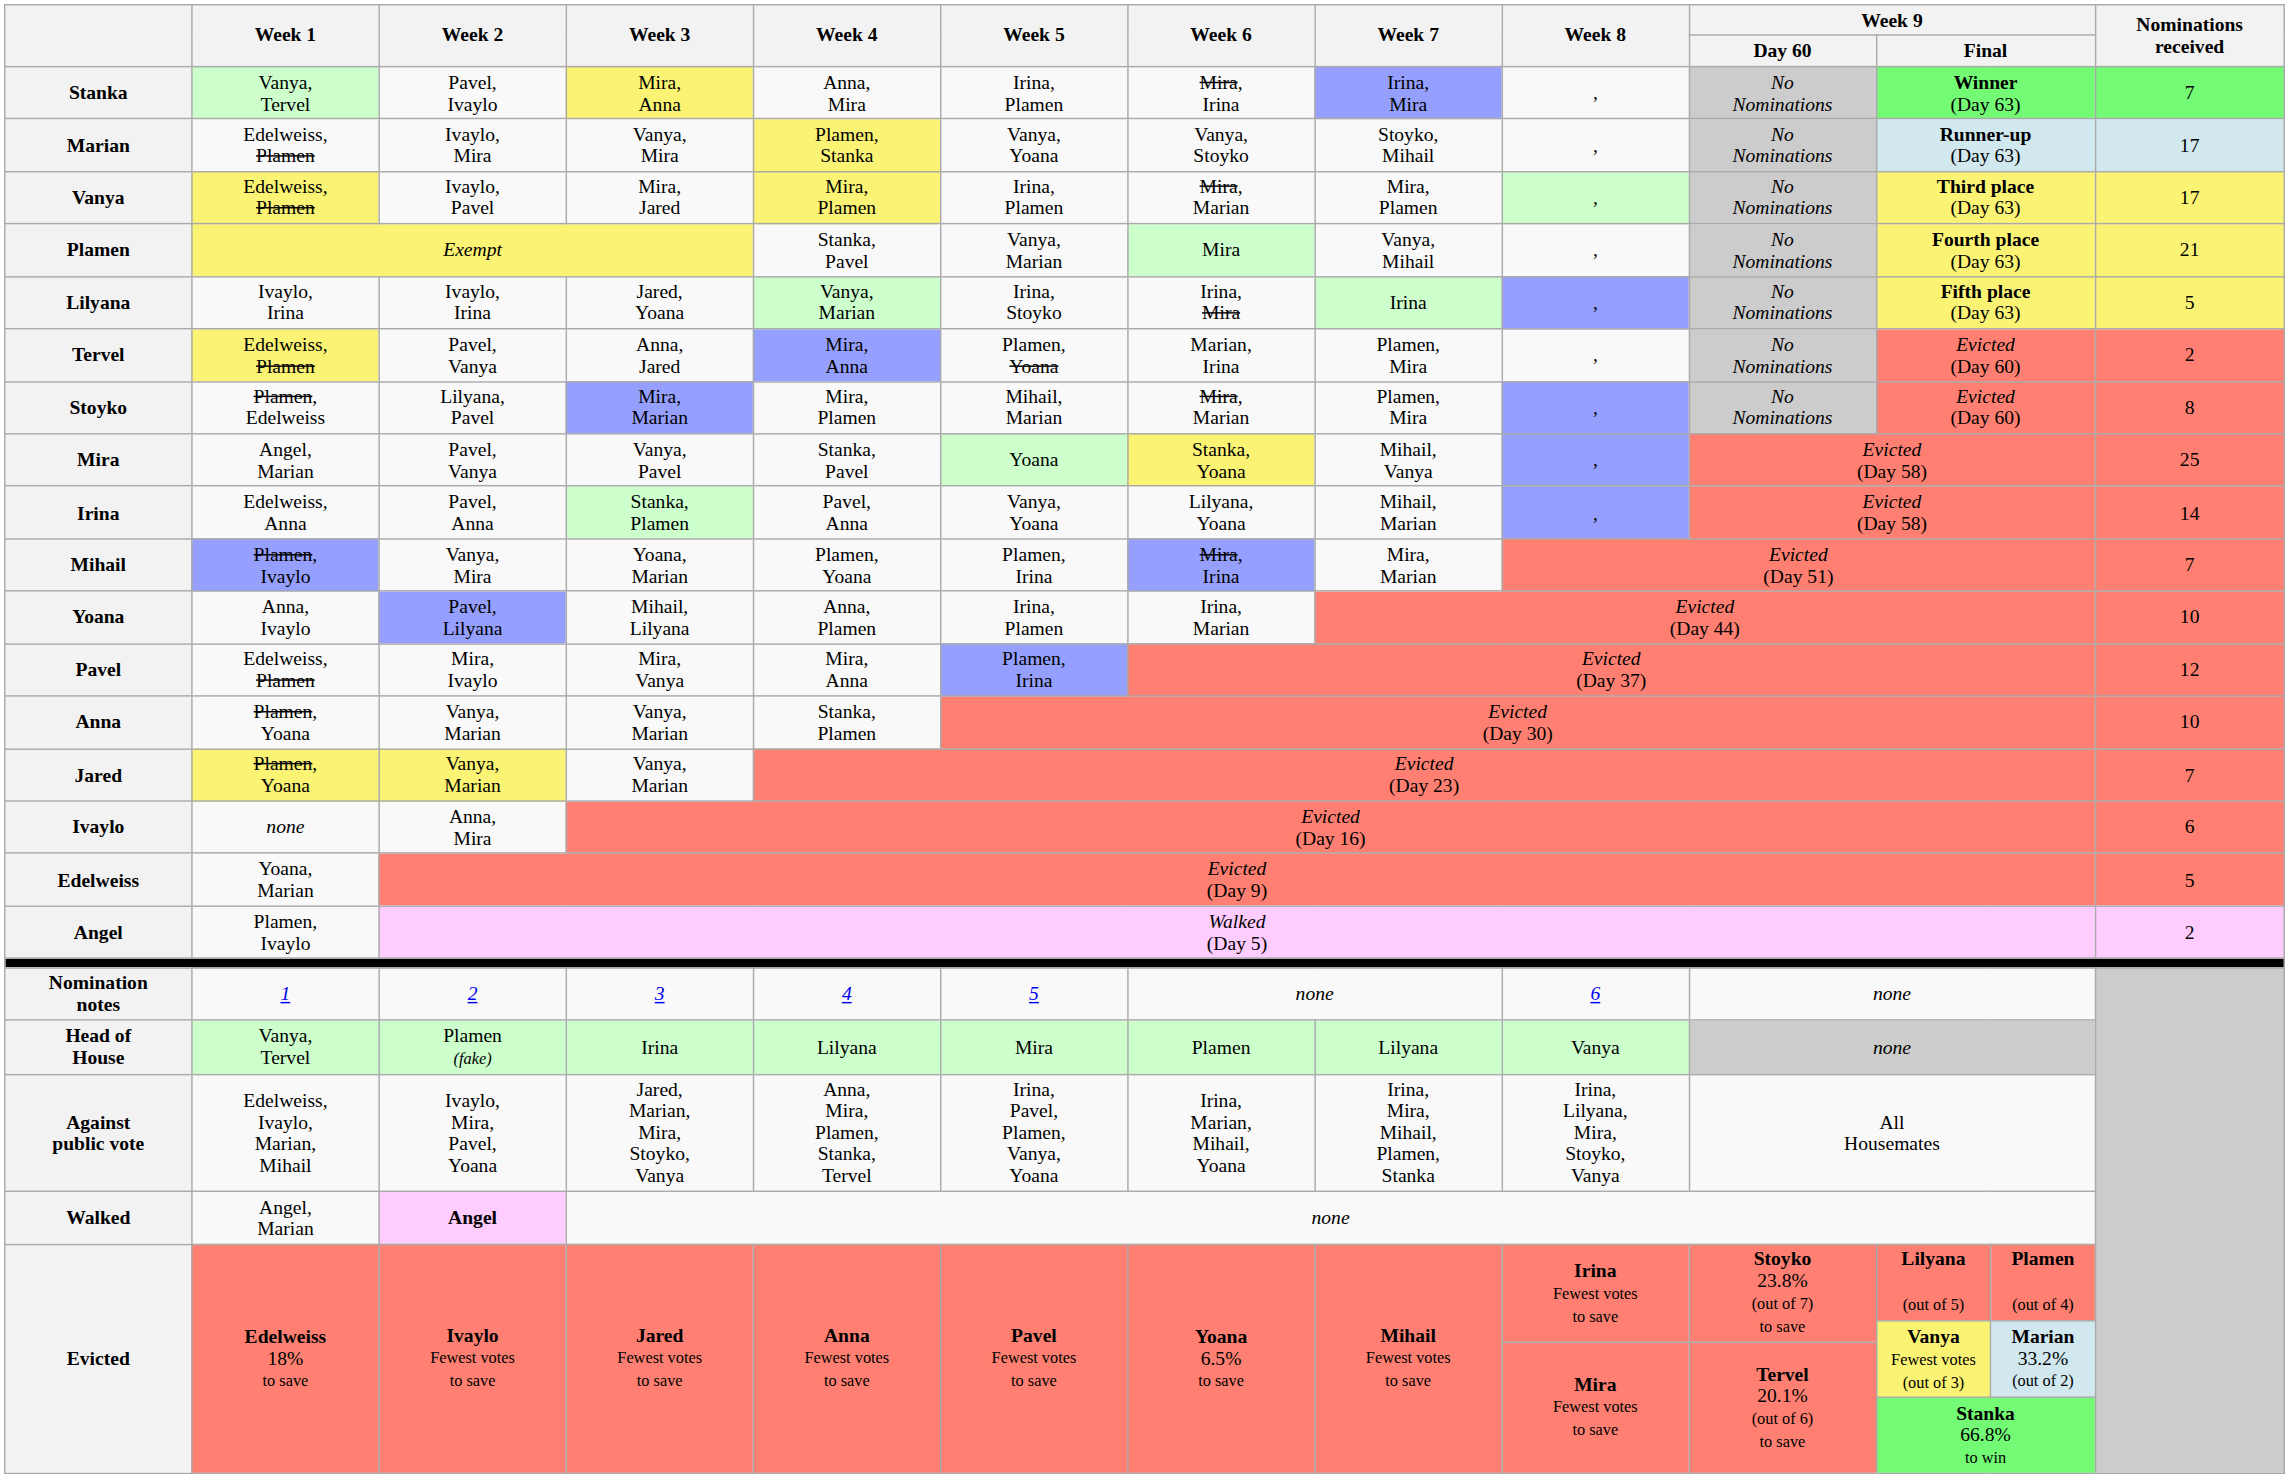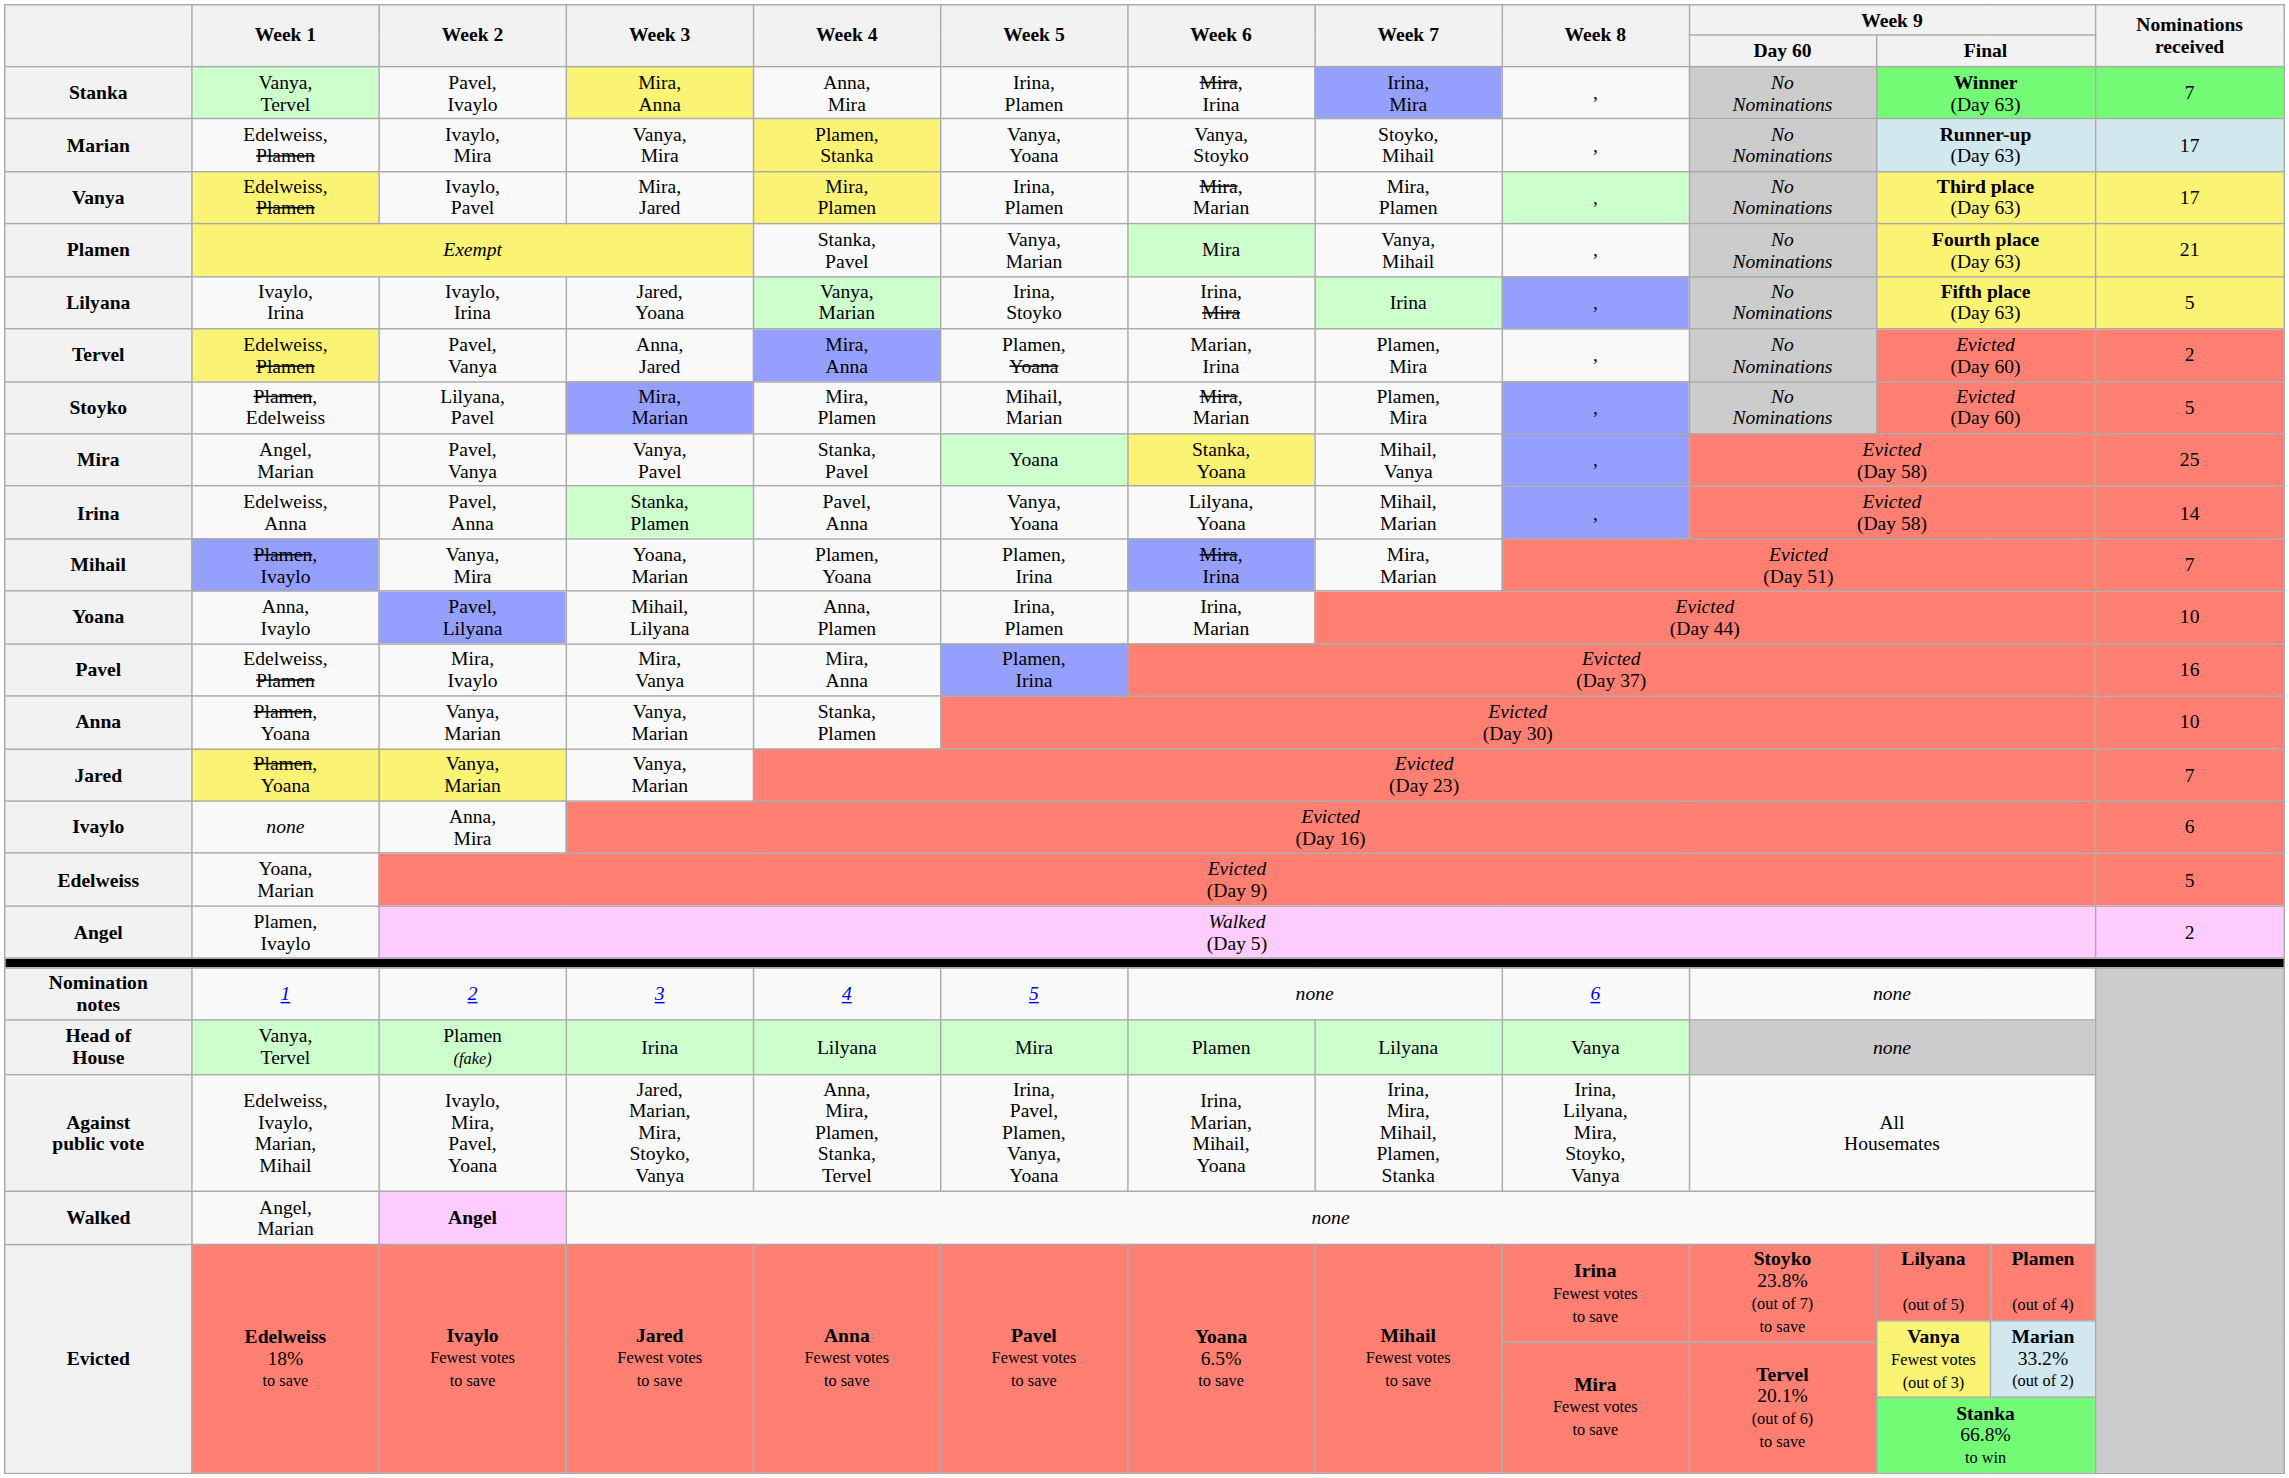(2190, 407) 8 -> (2190, 407) 5
(2190, 669) 12 -> (2190, 669) 16
